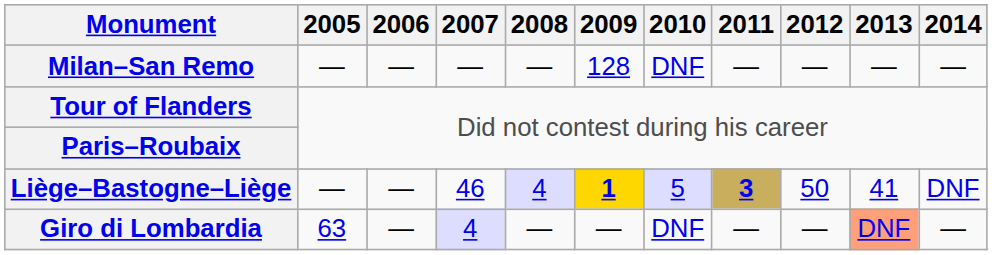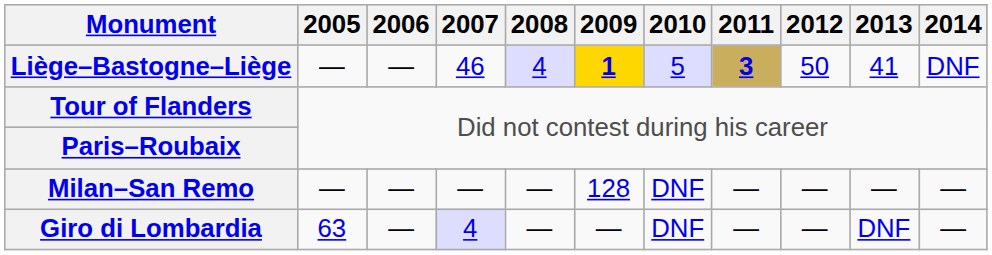rows swapped: (151, 65) <-> (151, 188)
(884, 229) lightsalmon background -> (884, 229) no background
